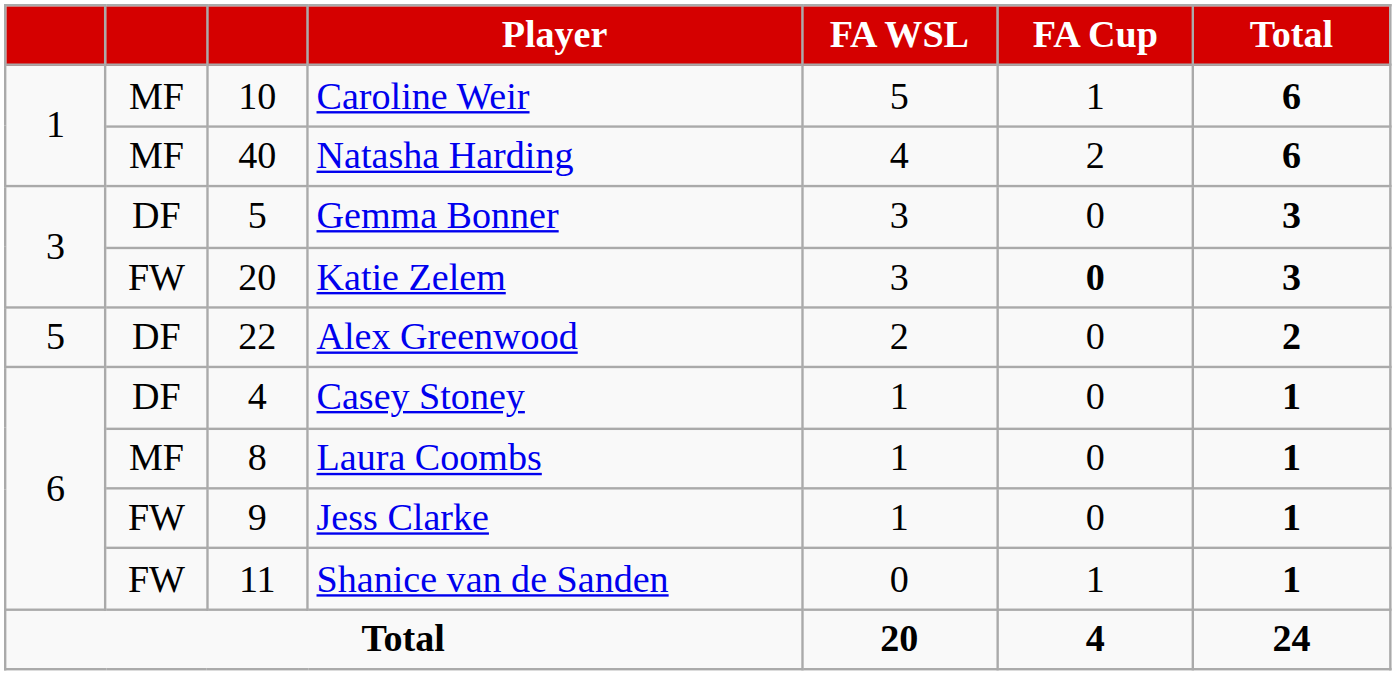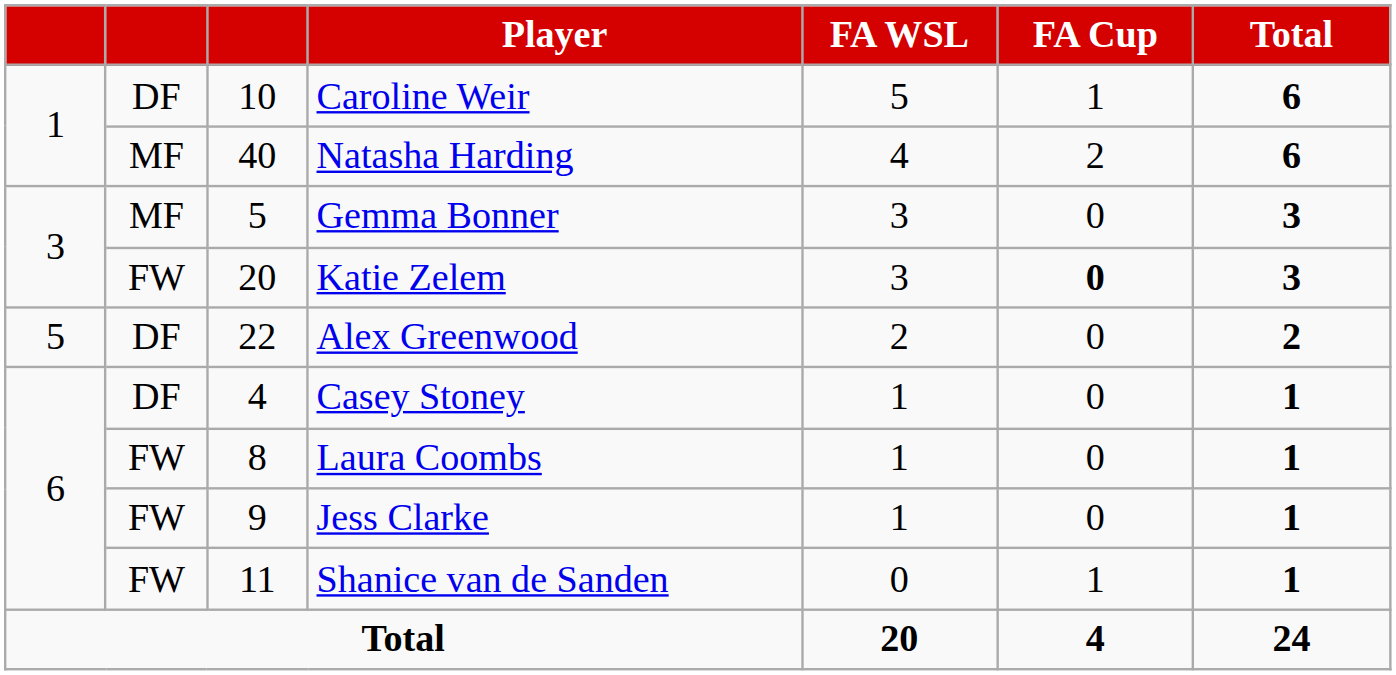(156, 95) MF -> (156, 95) DF
(156, 215) DF -> (156, 215) MF
(156, 457) MF -> (156, 457) FW
